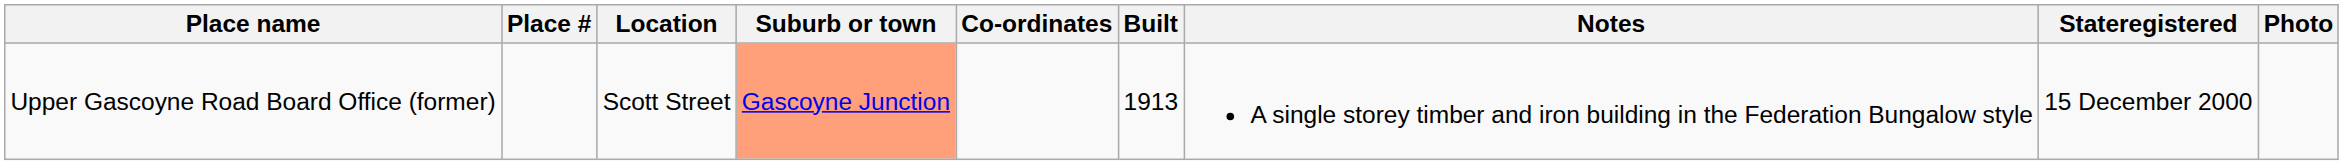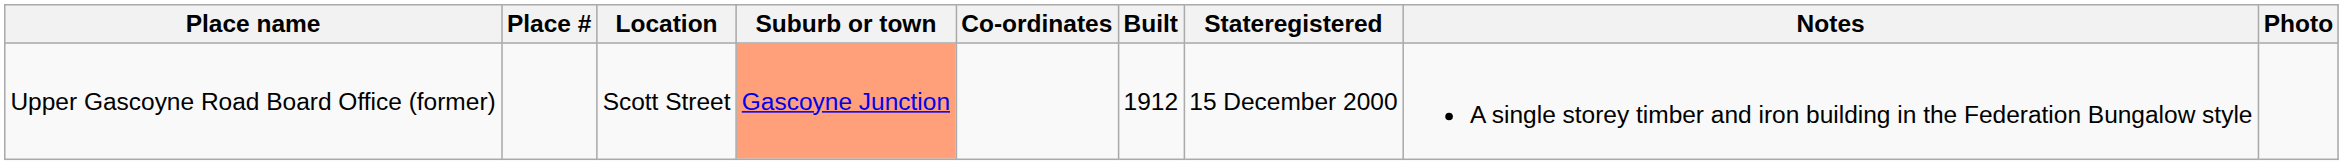columns swapped: (2148, 23) <-> (1611, 23)
(1151, 100) 1913 -> (1151, 100) 1912
